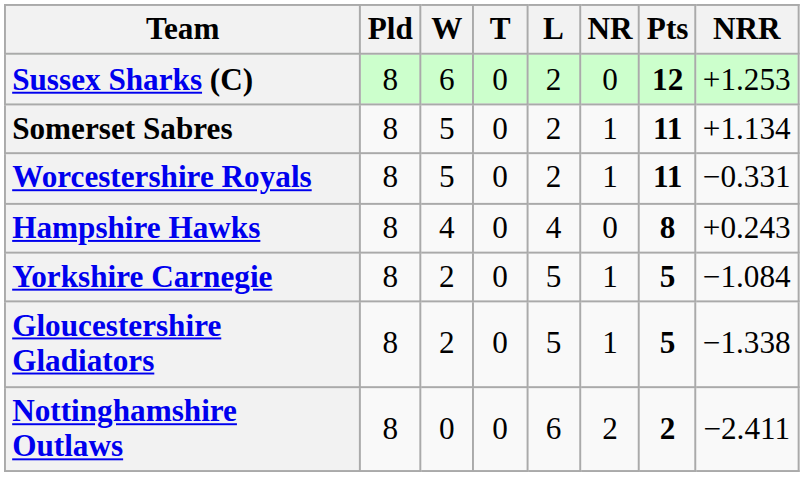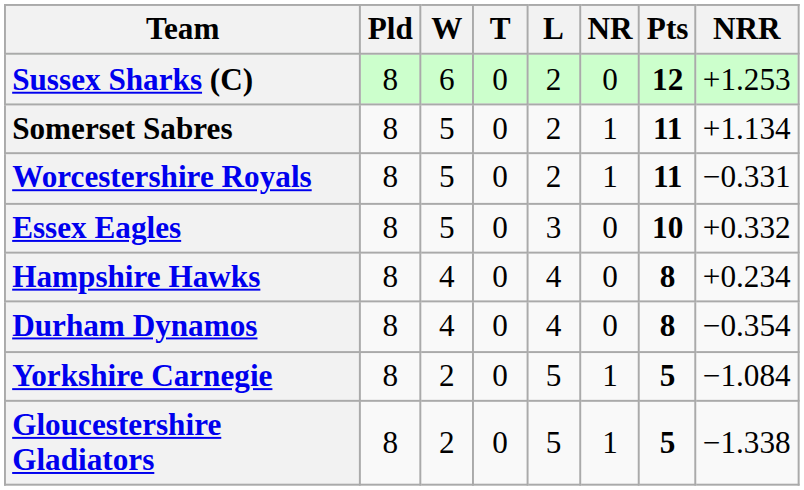+ row: (97, 227)
(747, 227) +0.243 -> (747, 276) +0.234
+ row: (135, 326)
- row: (125, 428)
